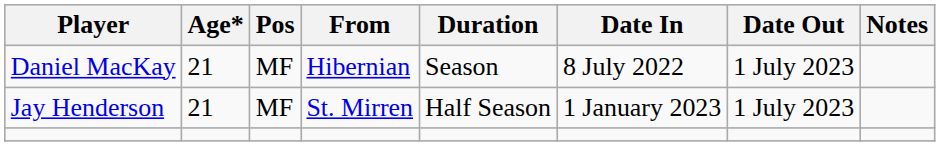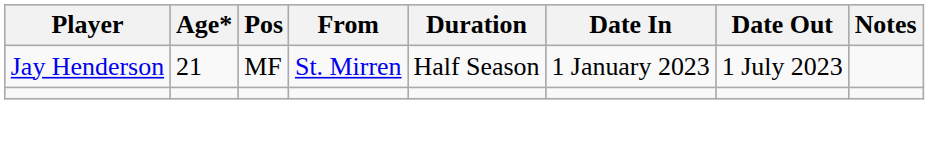- row: (93, 66)
